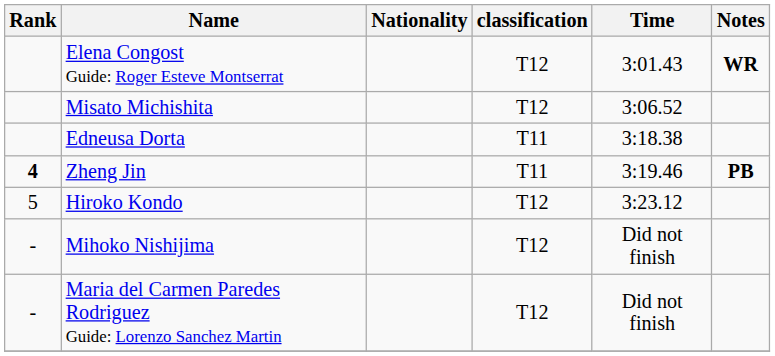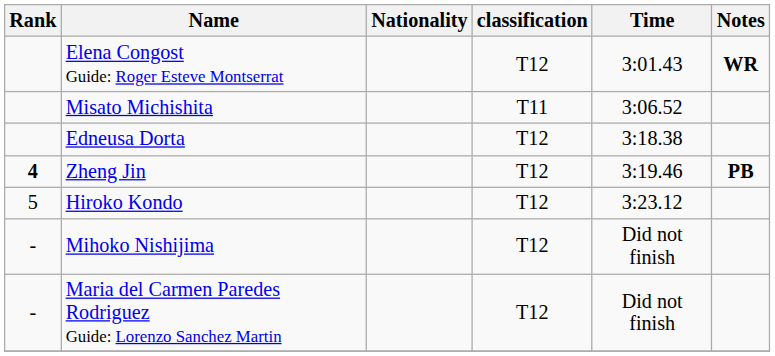(532, 107) T12 -> (532, 107) T11
(532, 139) T11 -> (532, 139) T12
(532, 171) T11 -> (532, 171) T12
